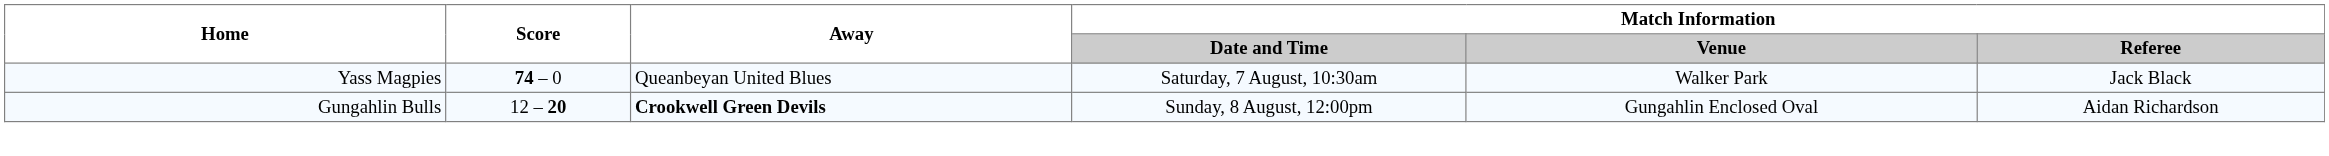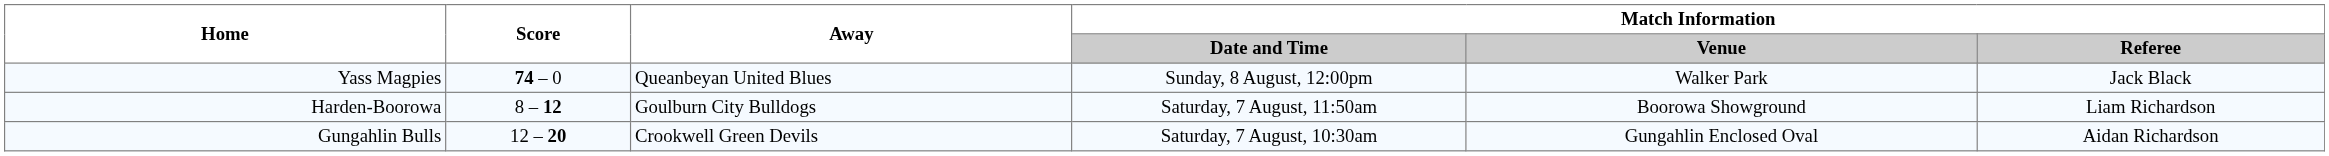(1269, 77) Saturday, 7 August, 10:30am -> (1269, 77) Sunday, 8 August, 12:00pm
+ row: (376, 106)
(730, 106) bold -> (727, 136) normal
(1269, 106) Sunday, 8 August, 12:00pm -> (1269, 136) Saturday, 7 August, 10:30am
